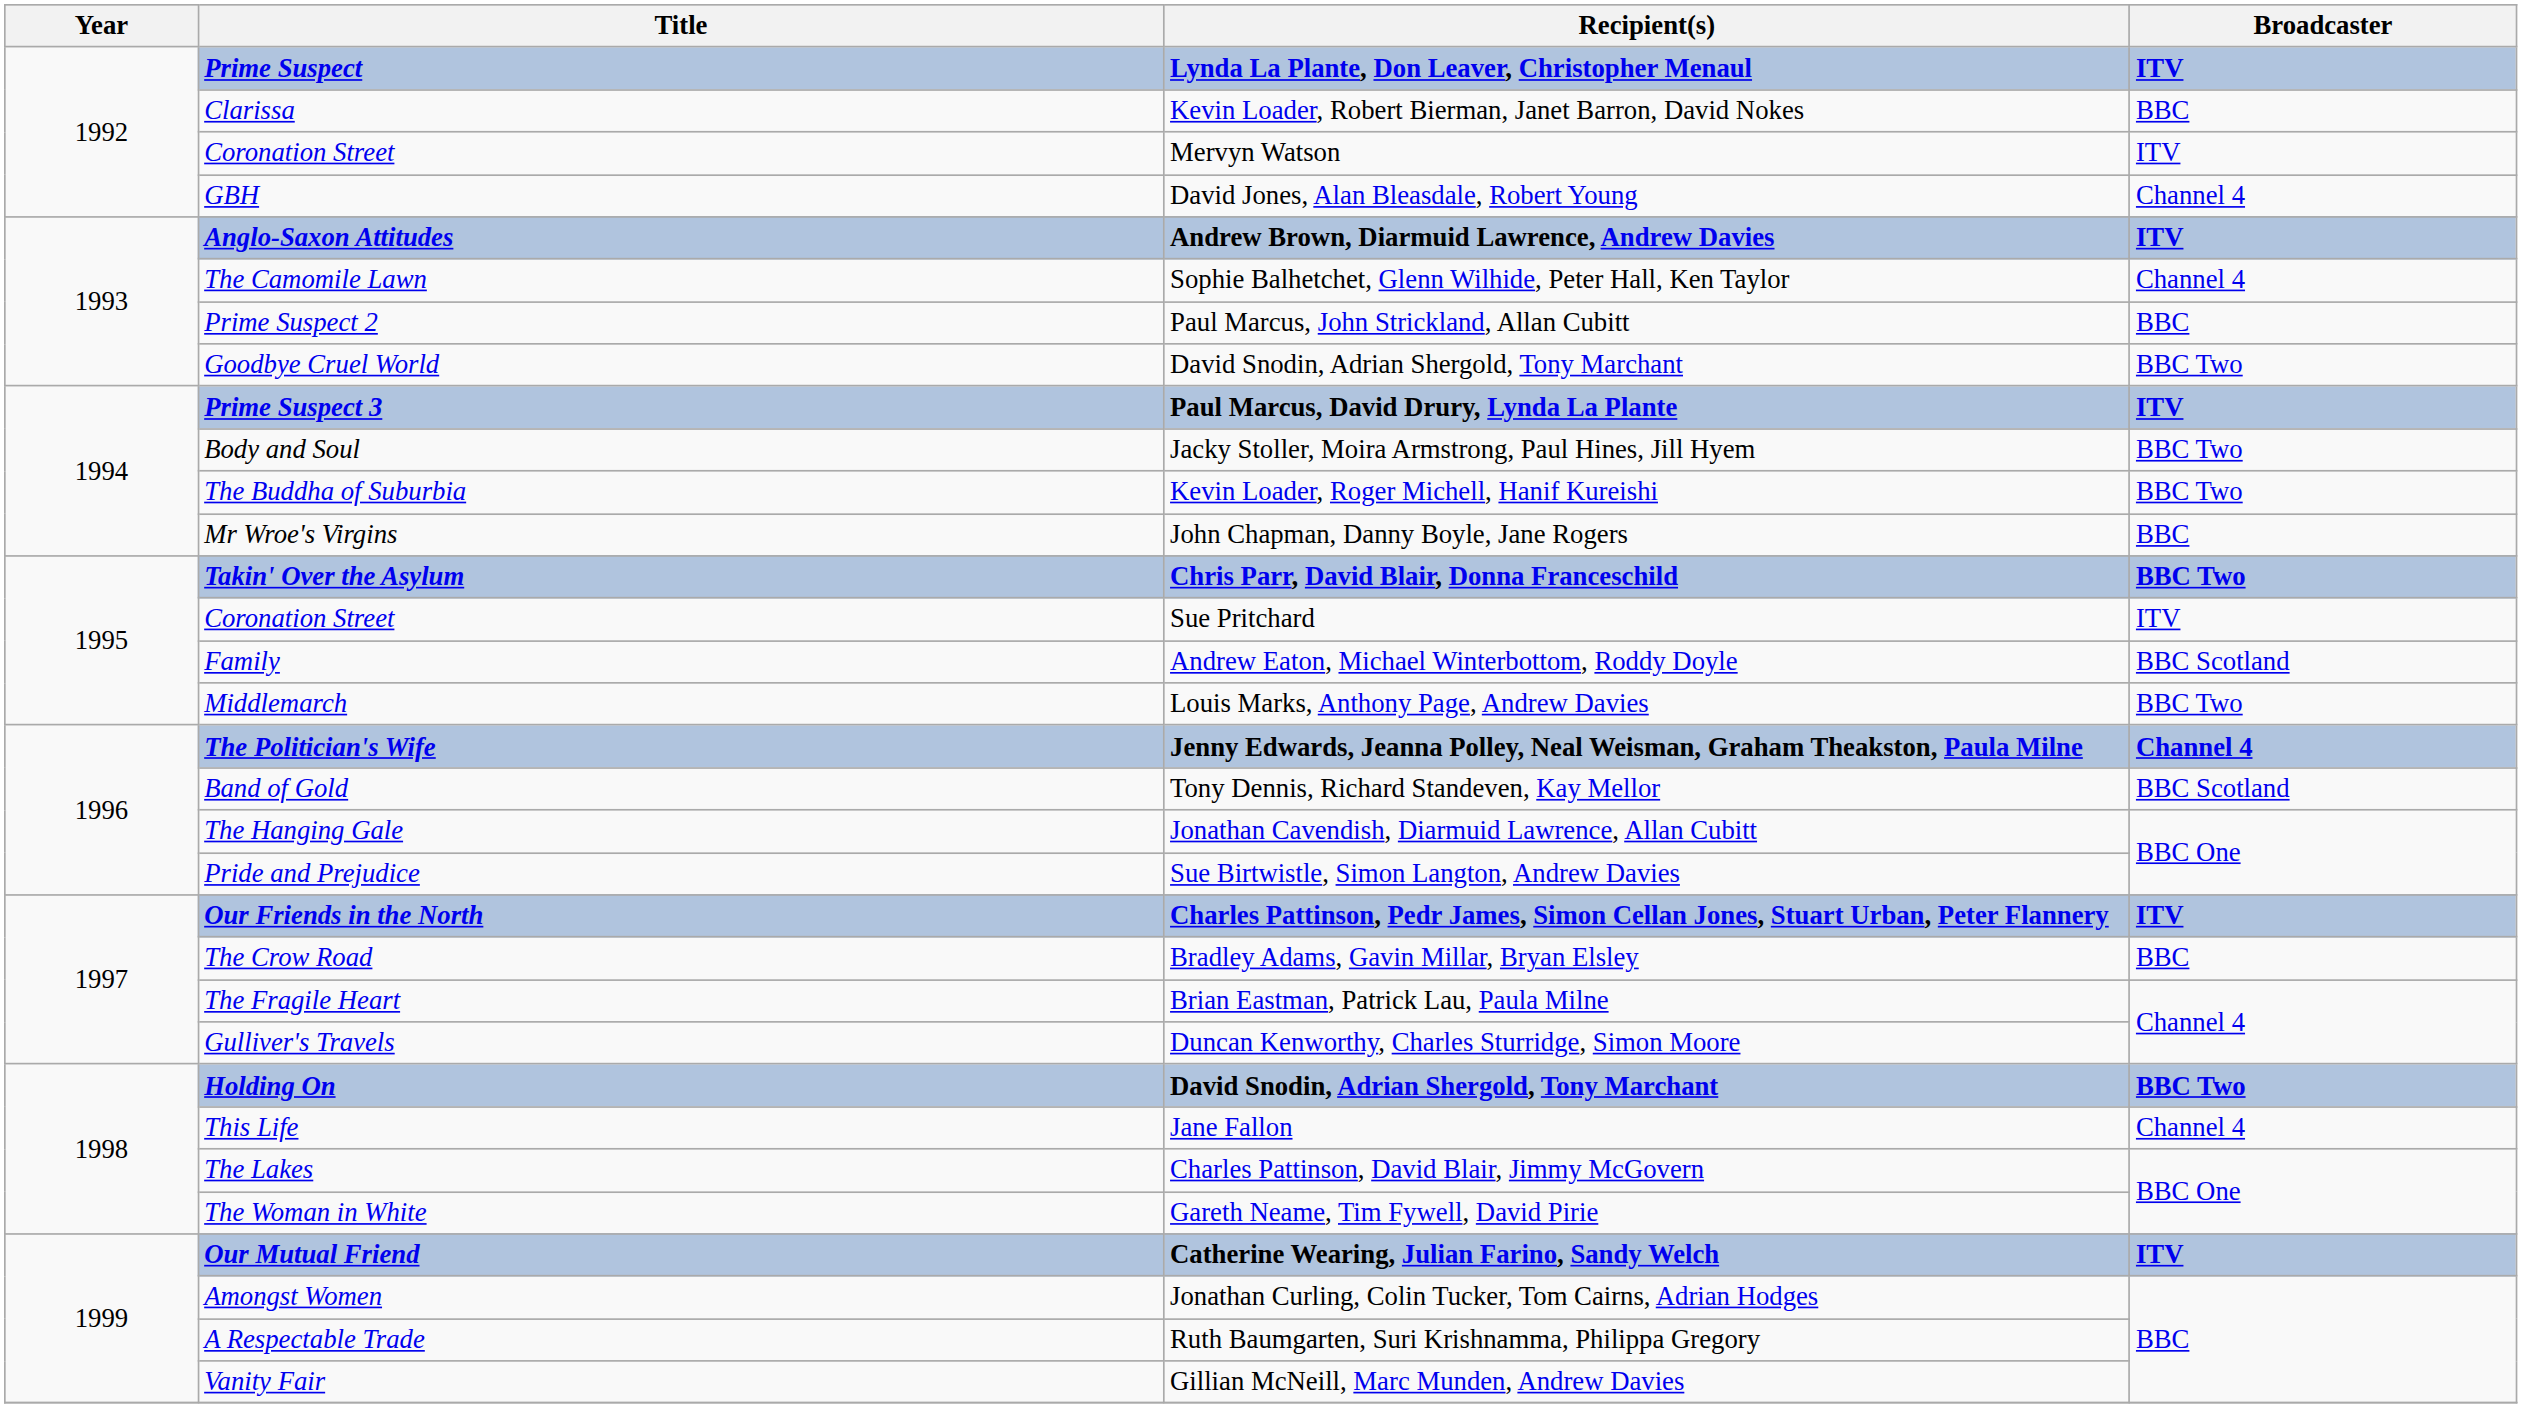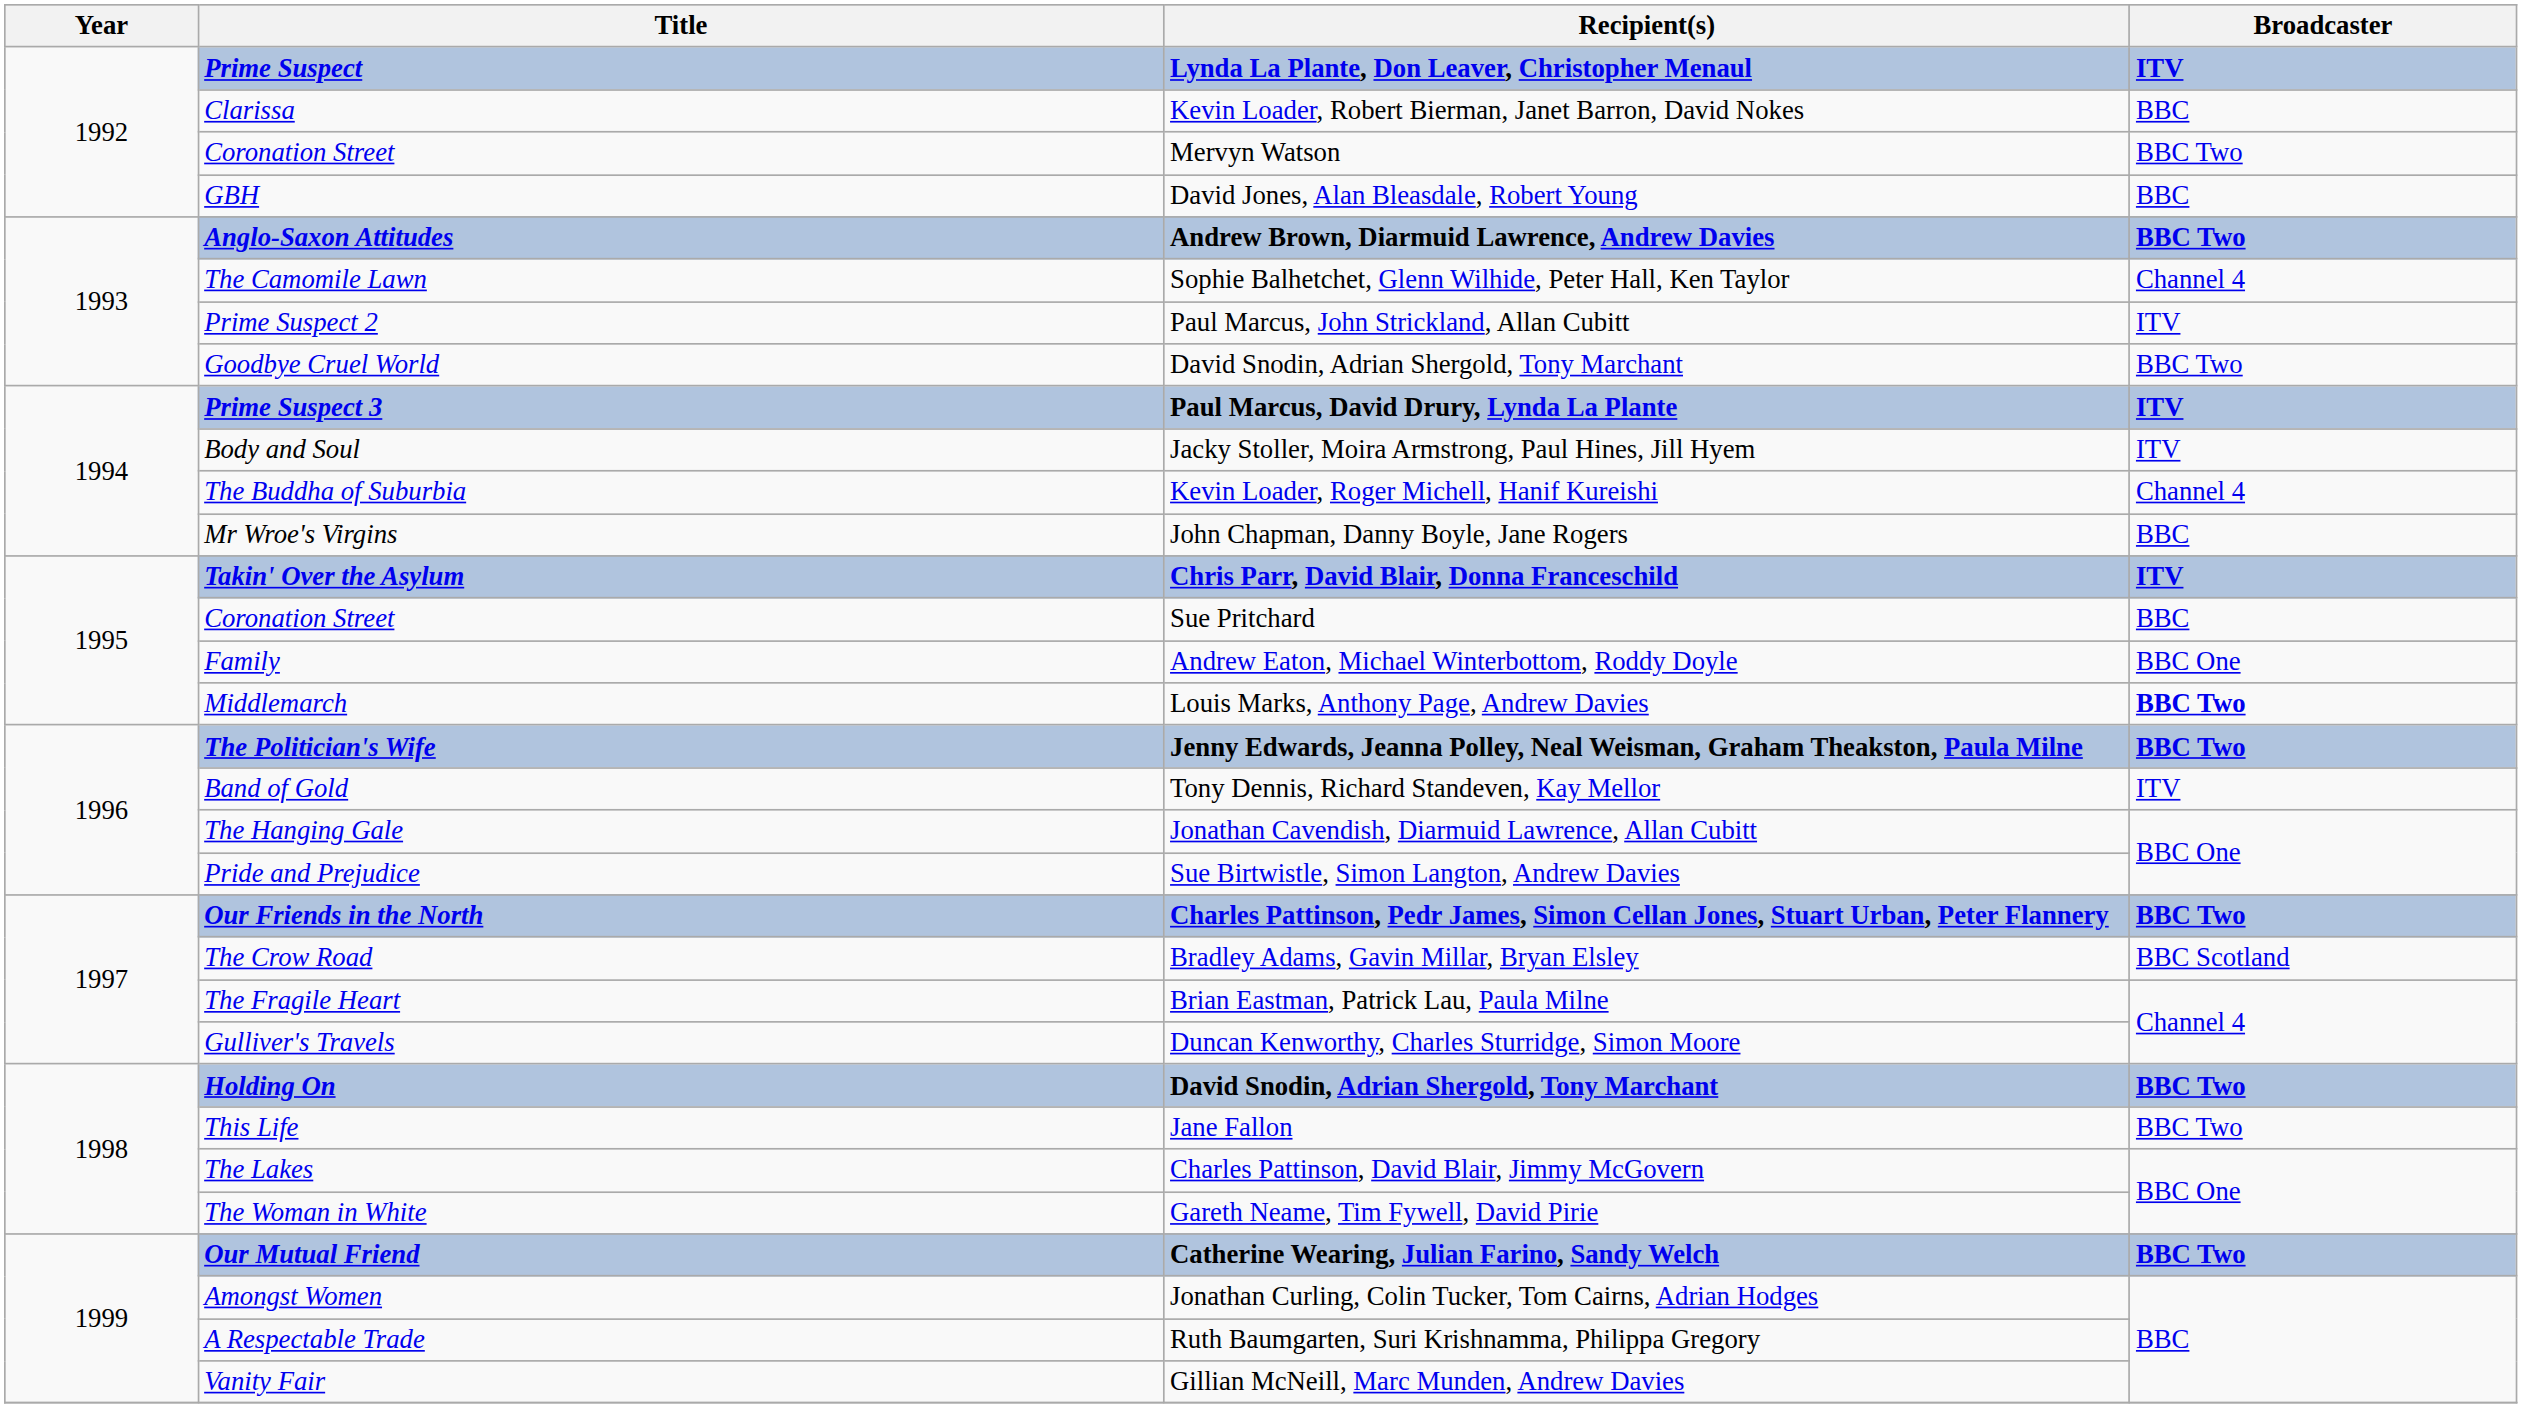(2158, 152) ITV -> (2189, 152) BBC Two
(2190, 195) Channel 4 -> (2163, 195) BBC
(2160, 237) ITV -> (2191, 237) BBC Two
(2163, 322) BBC -> (2158, 322) ITV
(2189, 449) BBC Two -> (2158, 449) ITV
(2189, 491) BBC Two -> (2190, 491) Channel 4
(2191, 576) BBC Two -> (2160, 576) ITV
(2158, 618) ITV -> (2163, 618) BBC
(2213, 661) BBC Scotland -> (2188, 661) BBC One
(2189, 703) normal -> (2191, 703) bold
(2194, 746) Channel 4 -> (2191, 746) BBC Two
(2213, 788) BBC Scotland -> (2158, 788) ITV
(2160, 915) ITV -> (2191, 915) BBC Two
(2163, 957) BBC -> (2213, 957) BBC Scotland
(2190, 1127) Channel 4 -> (2189, 1127) BBC Two
(2160, 1254) ITV -> (2191, 1254) BBC Two
